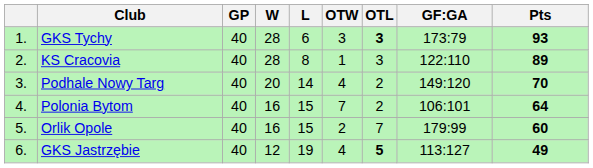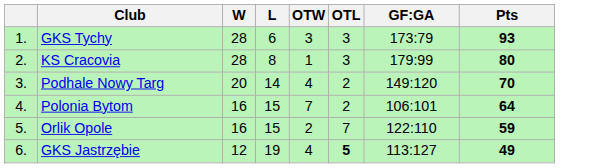- column: (239, 15)
(379, 38) bold -> (346, 38) normal
(445, 60) 122:110 -> (411, 60) 179:99
(540, 60) 89 -> (507, 60) 80
(445, 128) 179:99 -> (411, 128) 122:110
(540, 128) 60 -> (507, 128) 59
